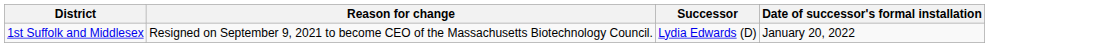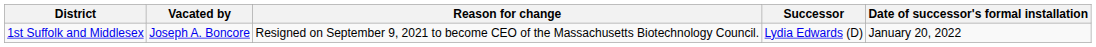+ column: (200, 14)
